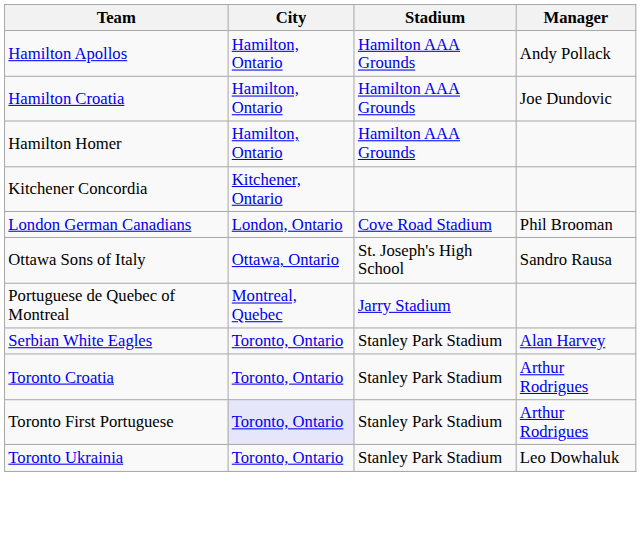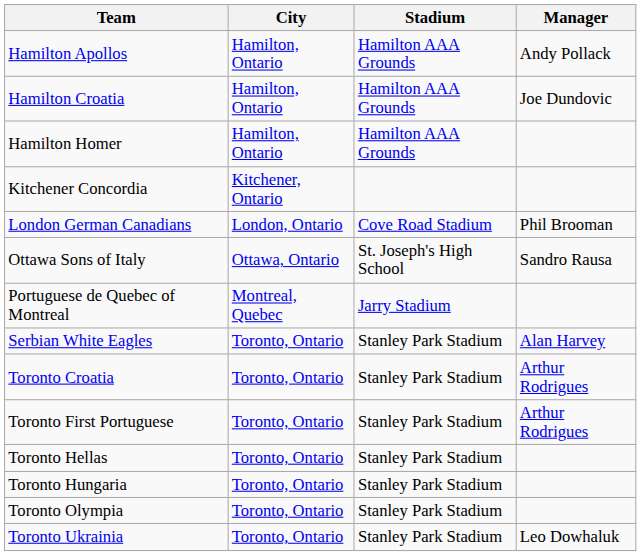(288, 421) lavender background -> (288, 421) no background
+ row: (58, 457)
+ row: (68, 484)
+ row: (66, 510)
